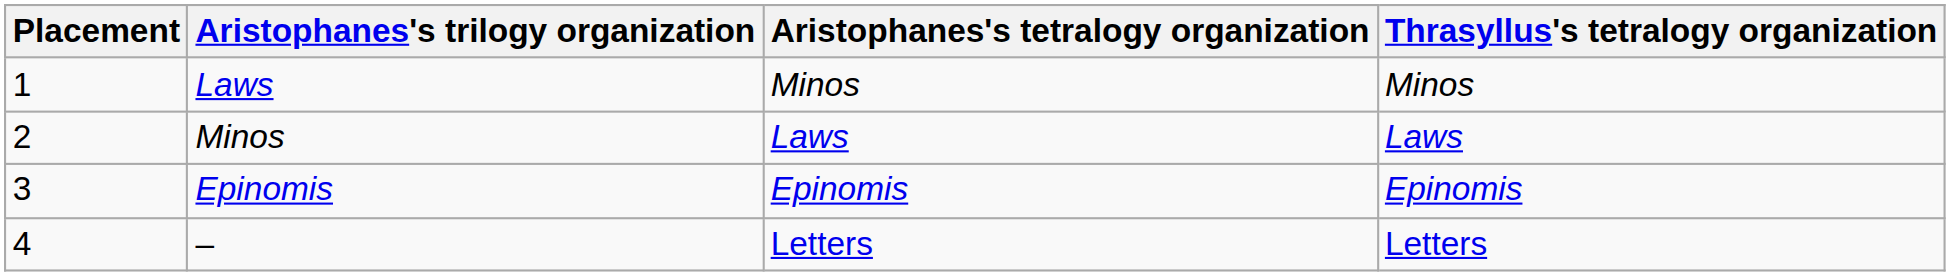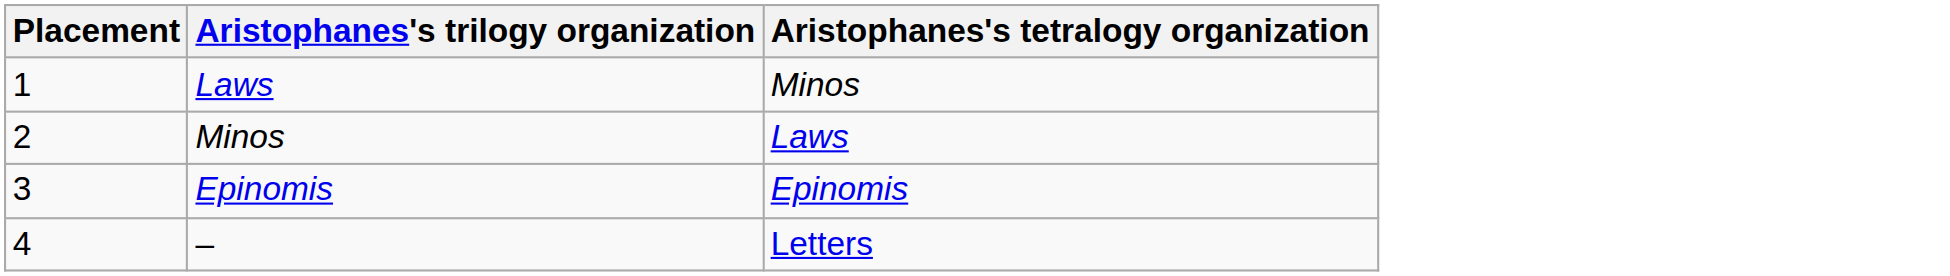- column: (1661, 31)
